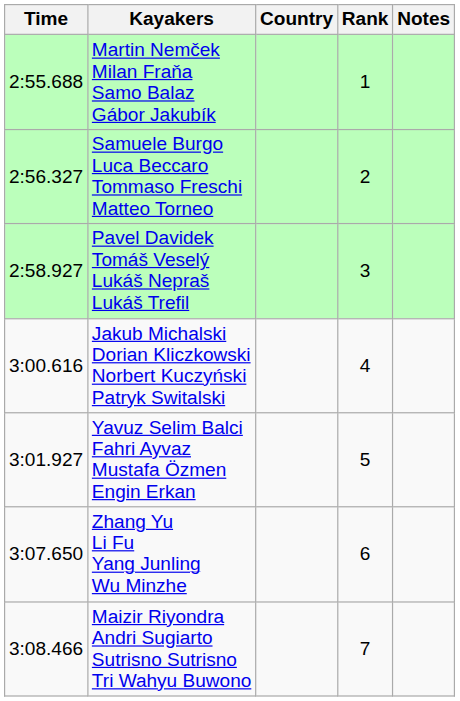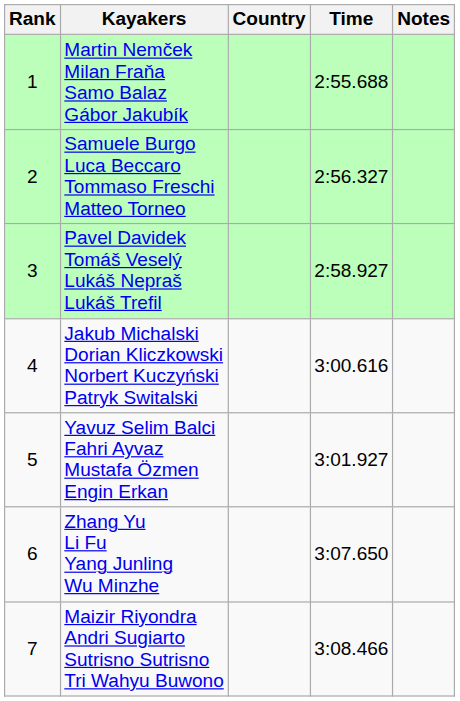columns swapped: (365, 19) <-> (46, 19)
